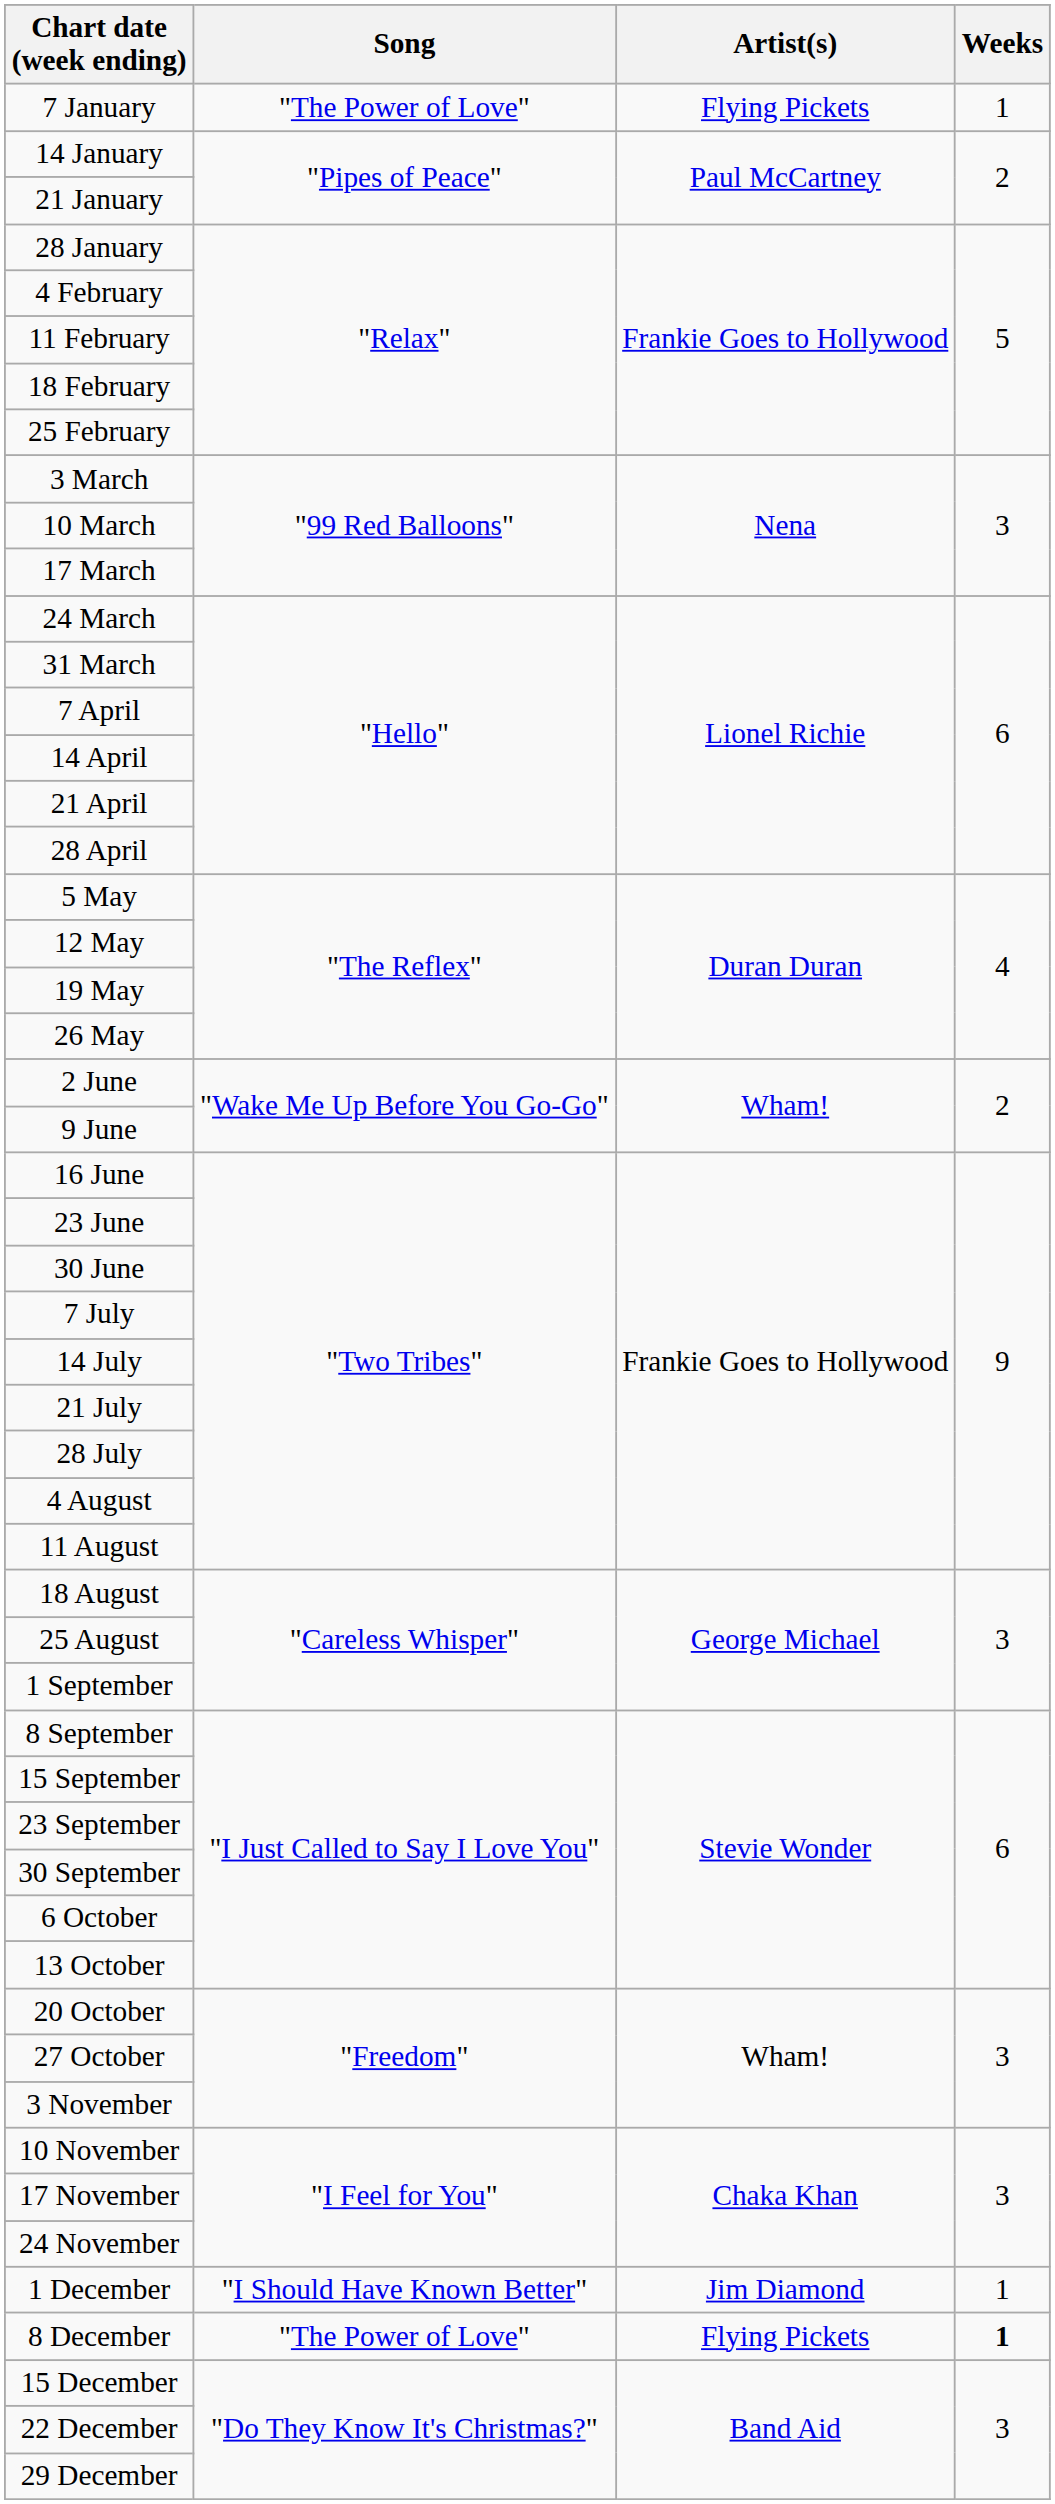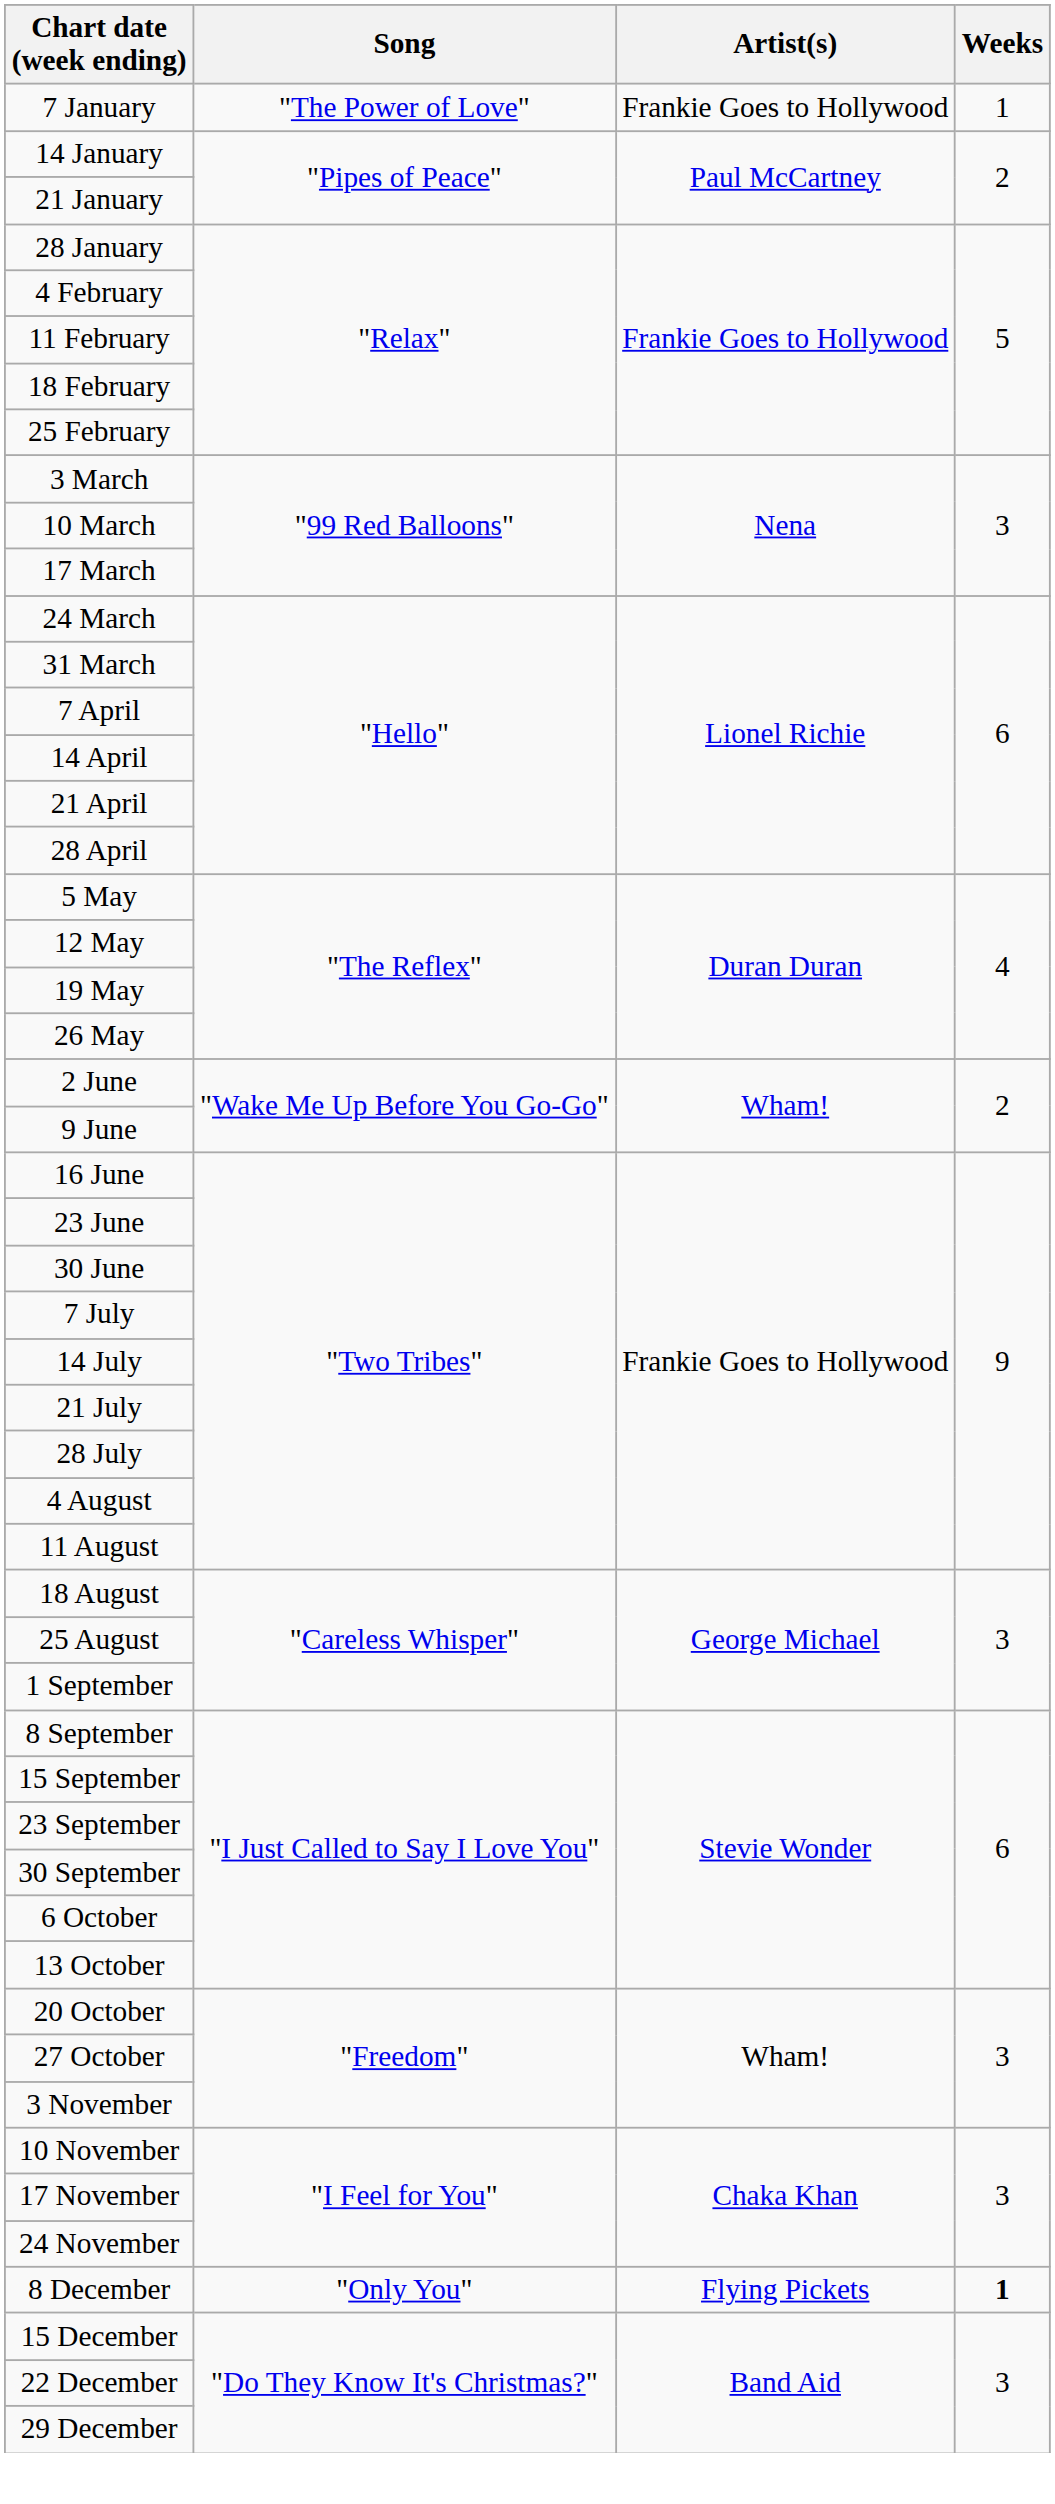(785, 107) Flying Pickets -> (785, 107) Frankie Goes to Hollywood
- row: (99, 2289)
(404, 2336) "The Power of Love" -> (404, 2289) "Only You"
